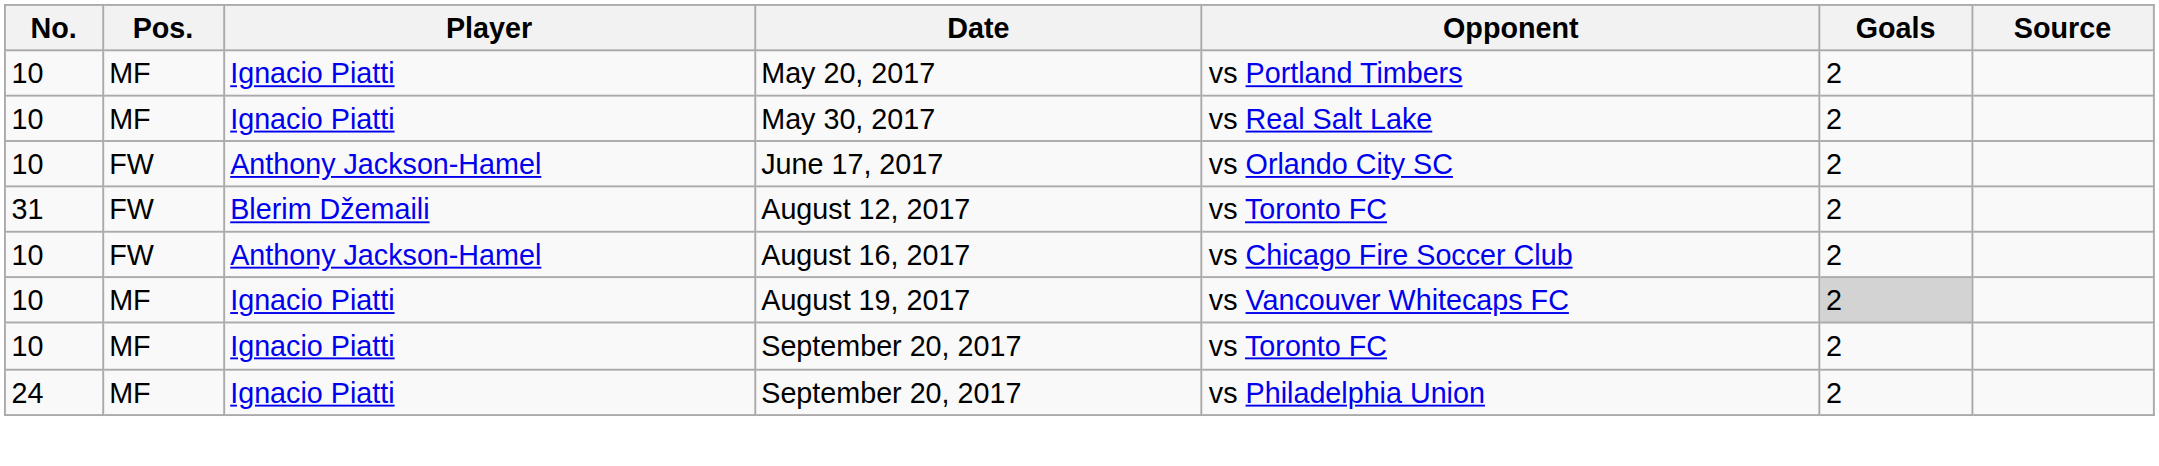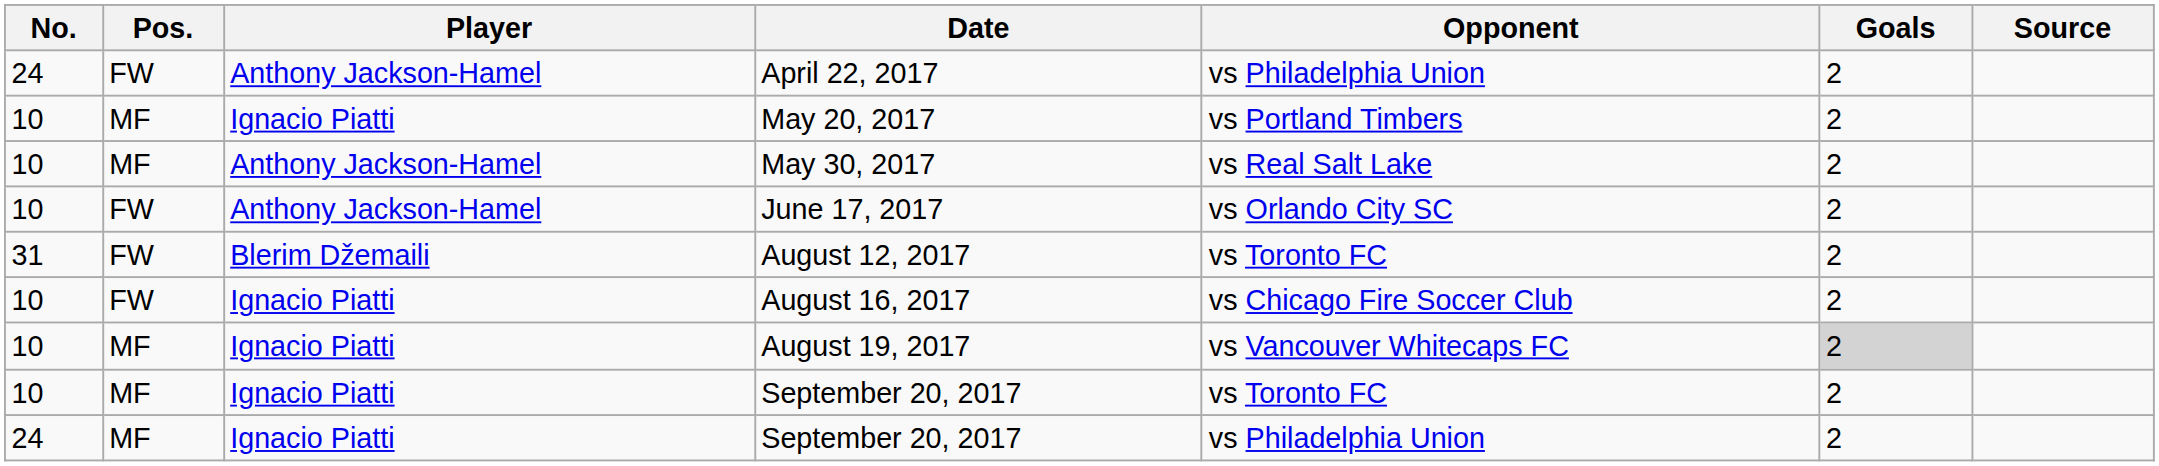+ row: (28, 73)
(312, 119) Ignacio Piatti -> (386, 164) Anthony Jackson-Hamel
(386, 255) Anthony Jackson-Hamel -> (312, 301) Ignacio Piatti
